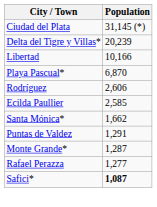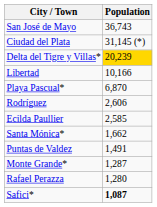+ row: (41, 27)
(118, 42) no background -> (118, 57) gold background
(116, 133) 1,291 -> (116, 149) 1,491
(116, 164) 1,277 -> (116, 179) 1,280
